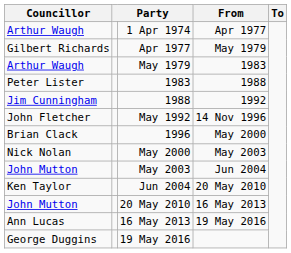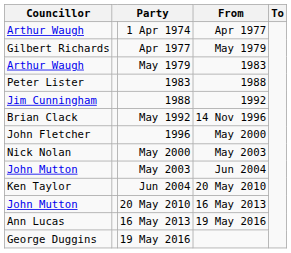(49, 117) John Fletcher -> (42, 117) Brian Clack
(42, 135) Brian Clack -> (49, 135) John Fletcher
